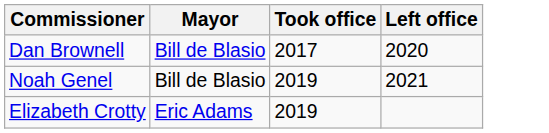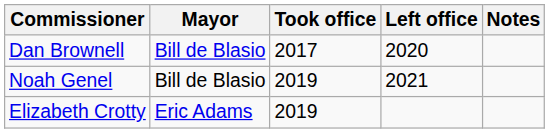+ column: (513, 19)
